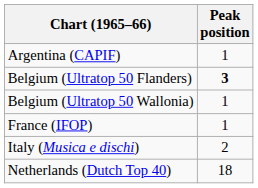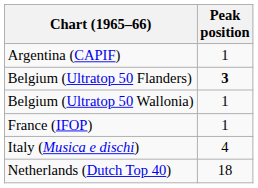(225, 147) 2 -> (225, 147) 4
